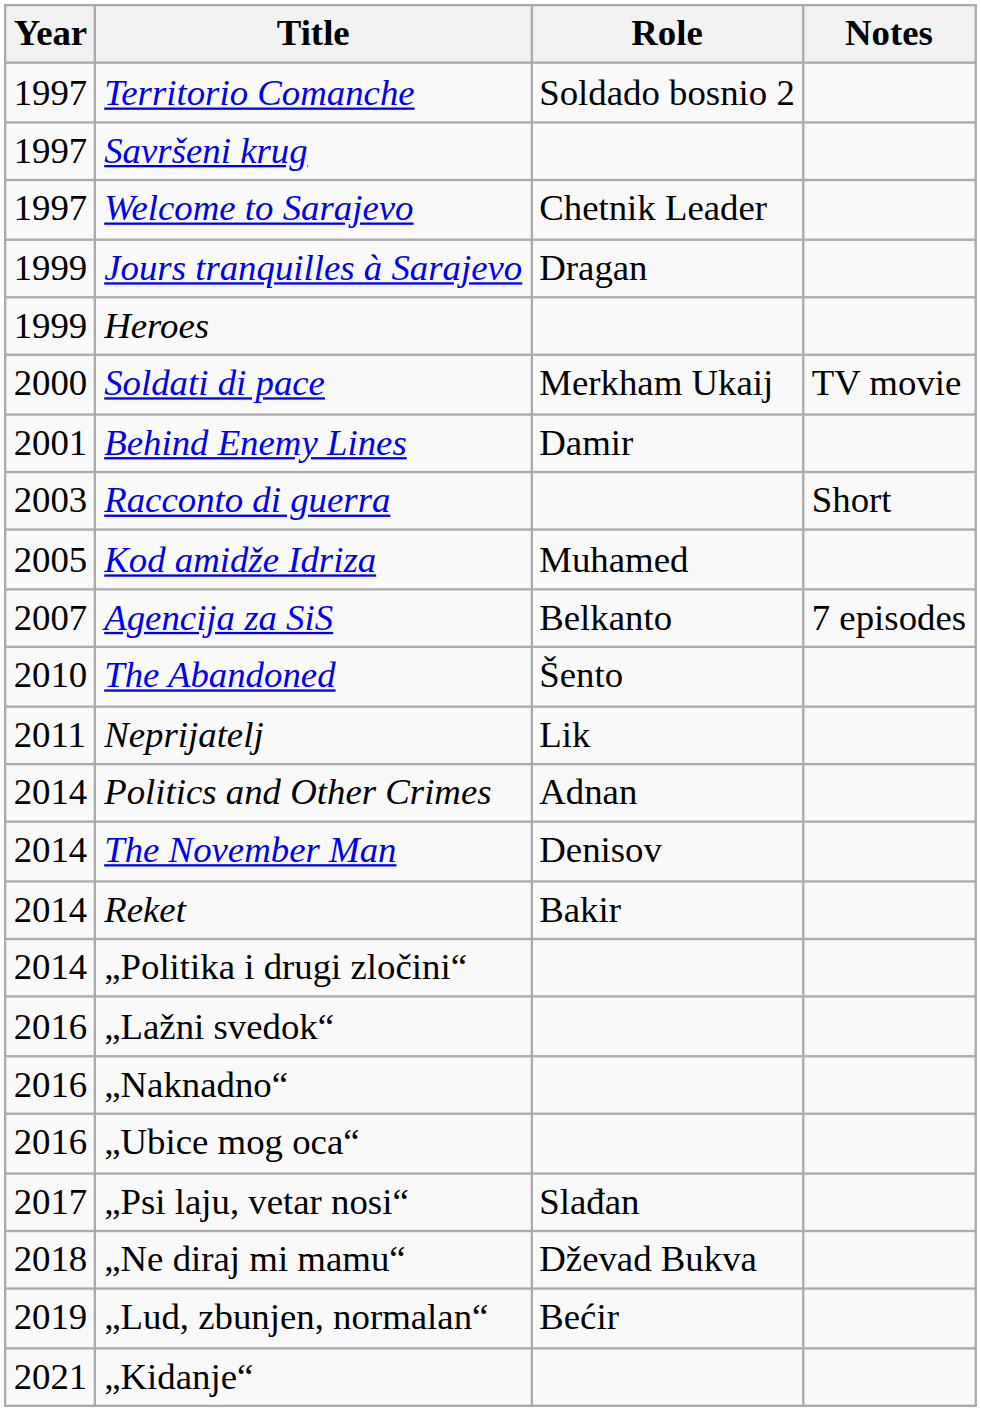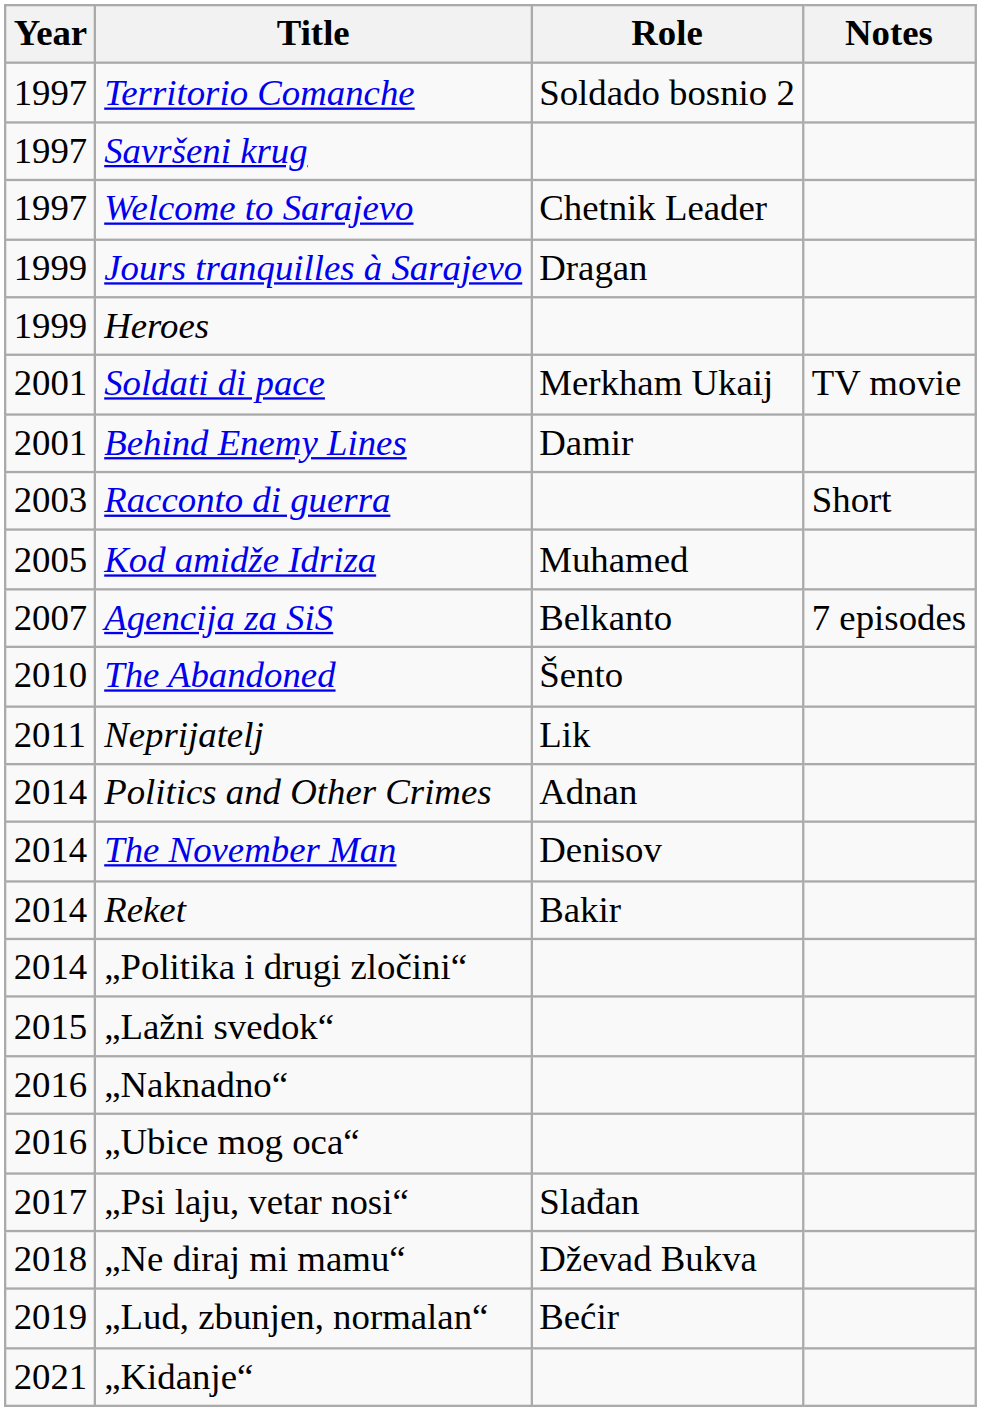(50, 383) 2000 -> (50, 383) 2001
(50, 1025) 2016 -> (50, 1025) 2015
